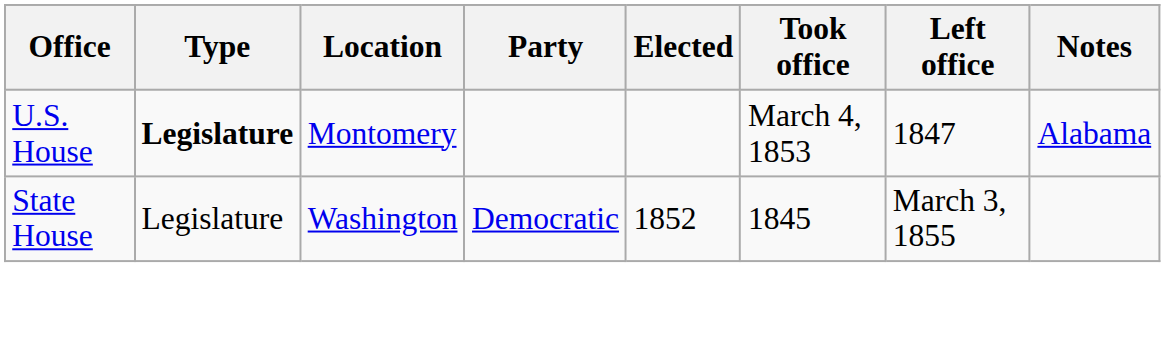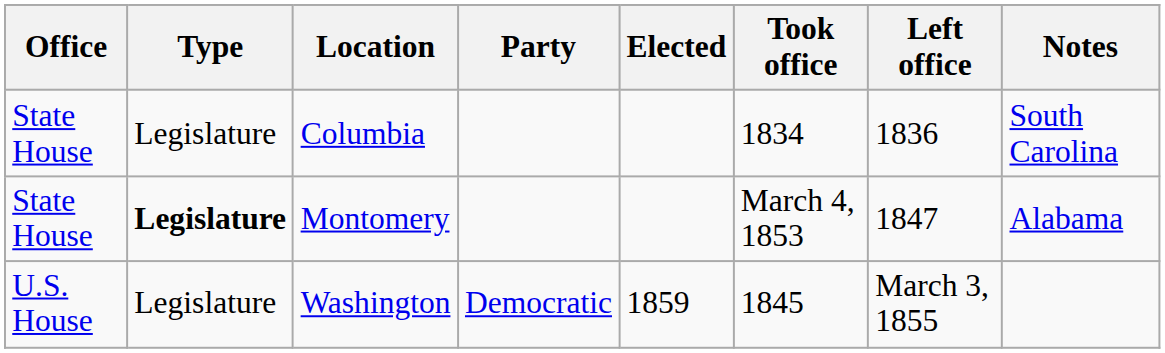+ row: (363, 132)
(53, 132) U.S. House -> (53, 218) State House
(53, 218) State House -> (53, 303) U.S. House
(665, 218) 1852 -> (658, 303) 1859
